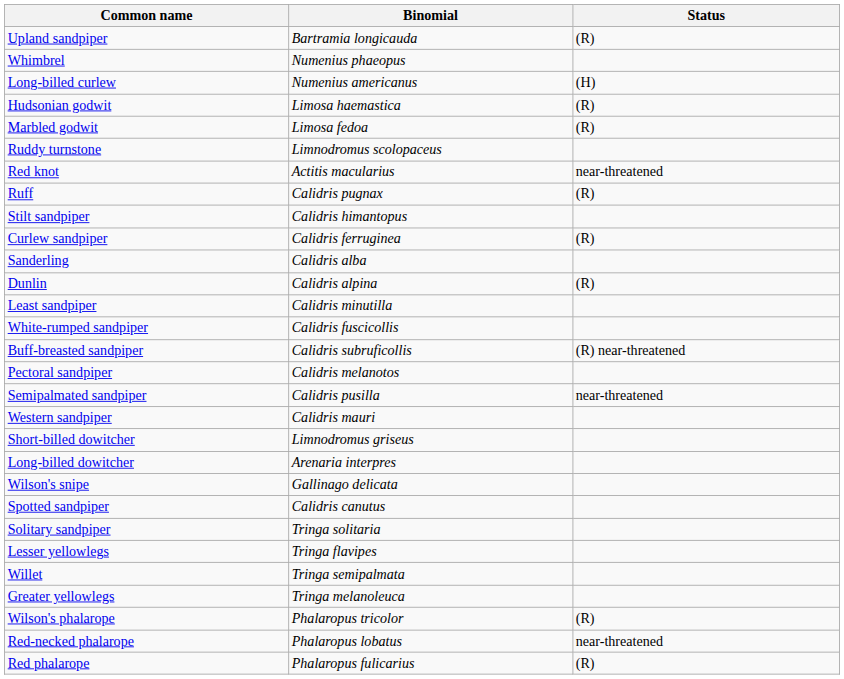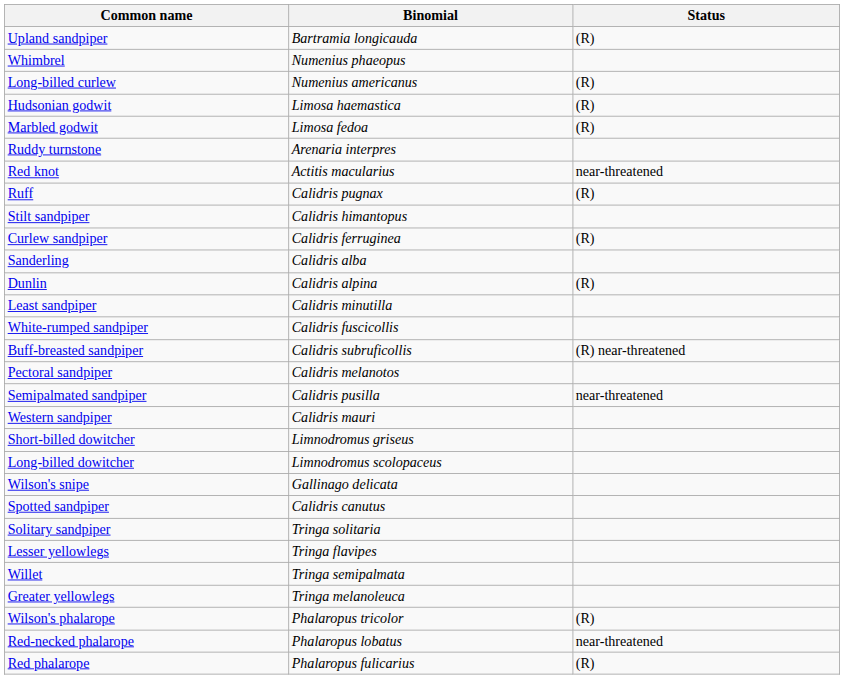(586, 82) (H) -> (585, 82) (R)
(367, 149) Limnodromus scolopaceus -> (344, 149) Arenaria interpres
(344, 462) Arenaria interpres -> (367, 462) Limnodromus scolopaceus
